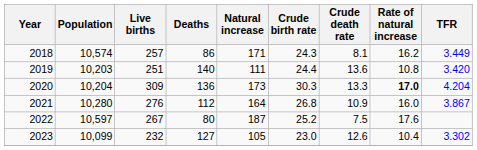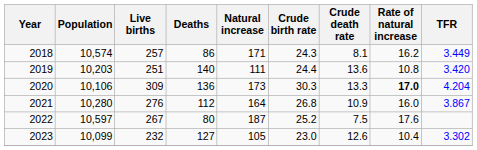(96, 86) 10,204 -> (96, 86) 10,106
